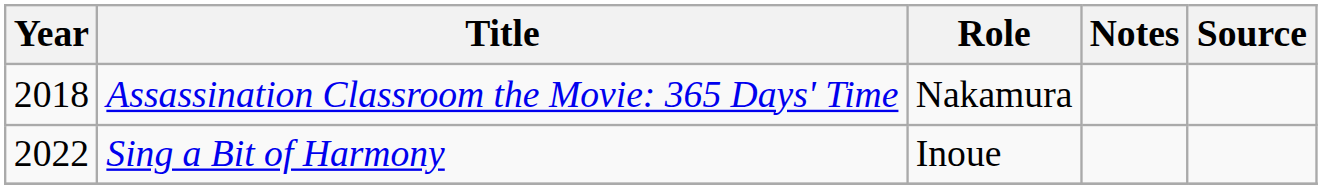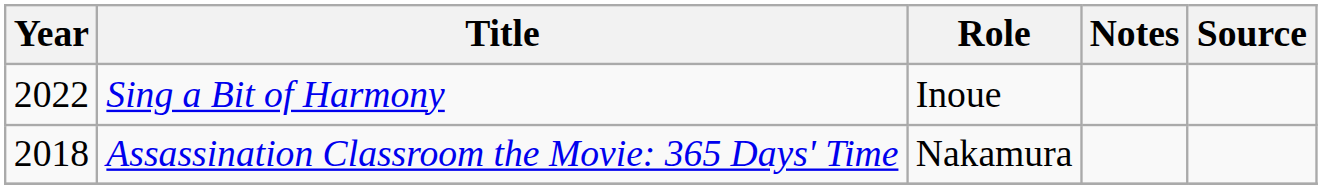rows swapped: (502, 93) <-> (276, 153)
